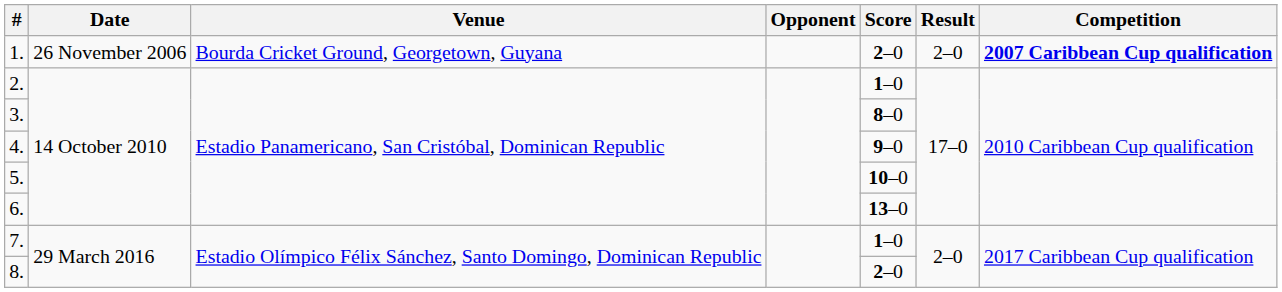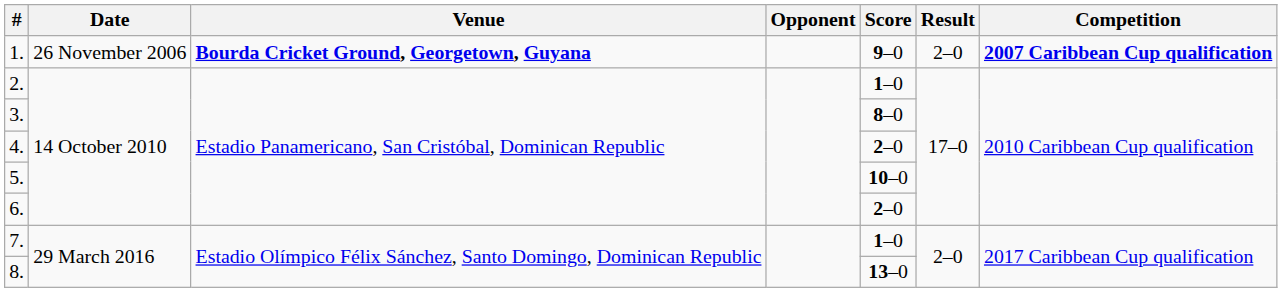(379, 51) normal -> (393, 51) bold
(888, 51) 2–0 -> (888, 51) 9–0
(888, 146) 9–0 -> (888, 146) 2–0
(888, 209) 13–0 -> (888, 209) 2–0
(888, 271) 2–0 -> (888, 271) 13–0
